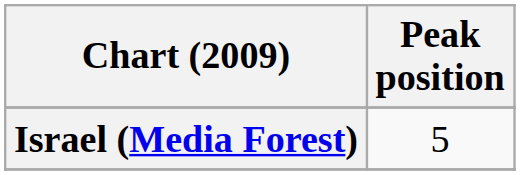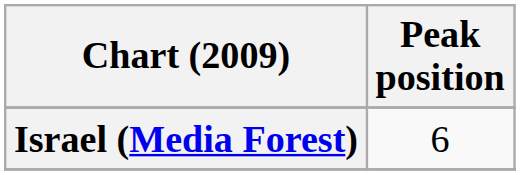(440, 137) 5 -> (440, 137) 6
